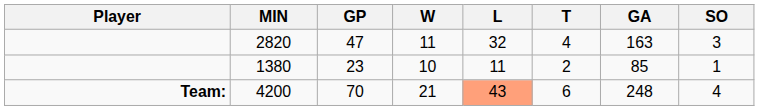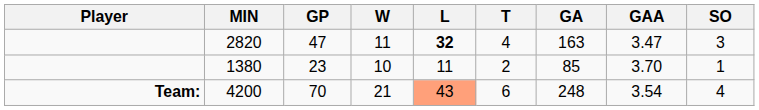+ column: (647, 17)
(498, 42) normal -> (445, 42) bold
